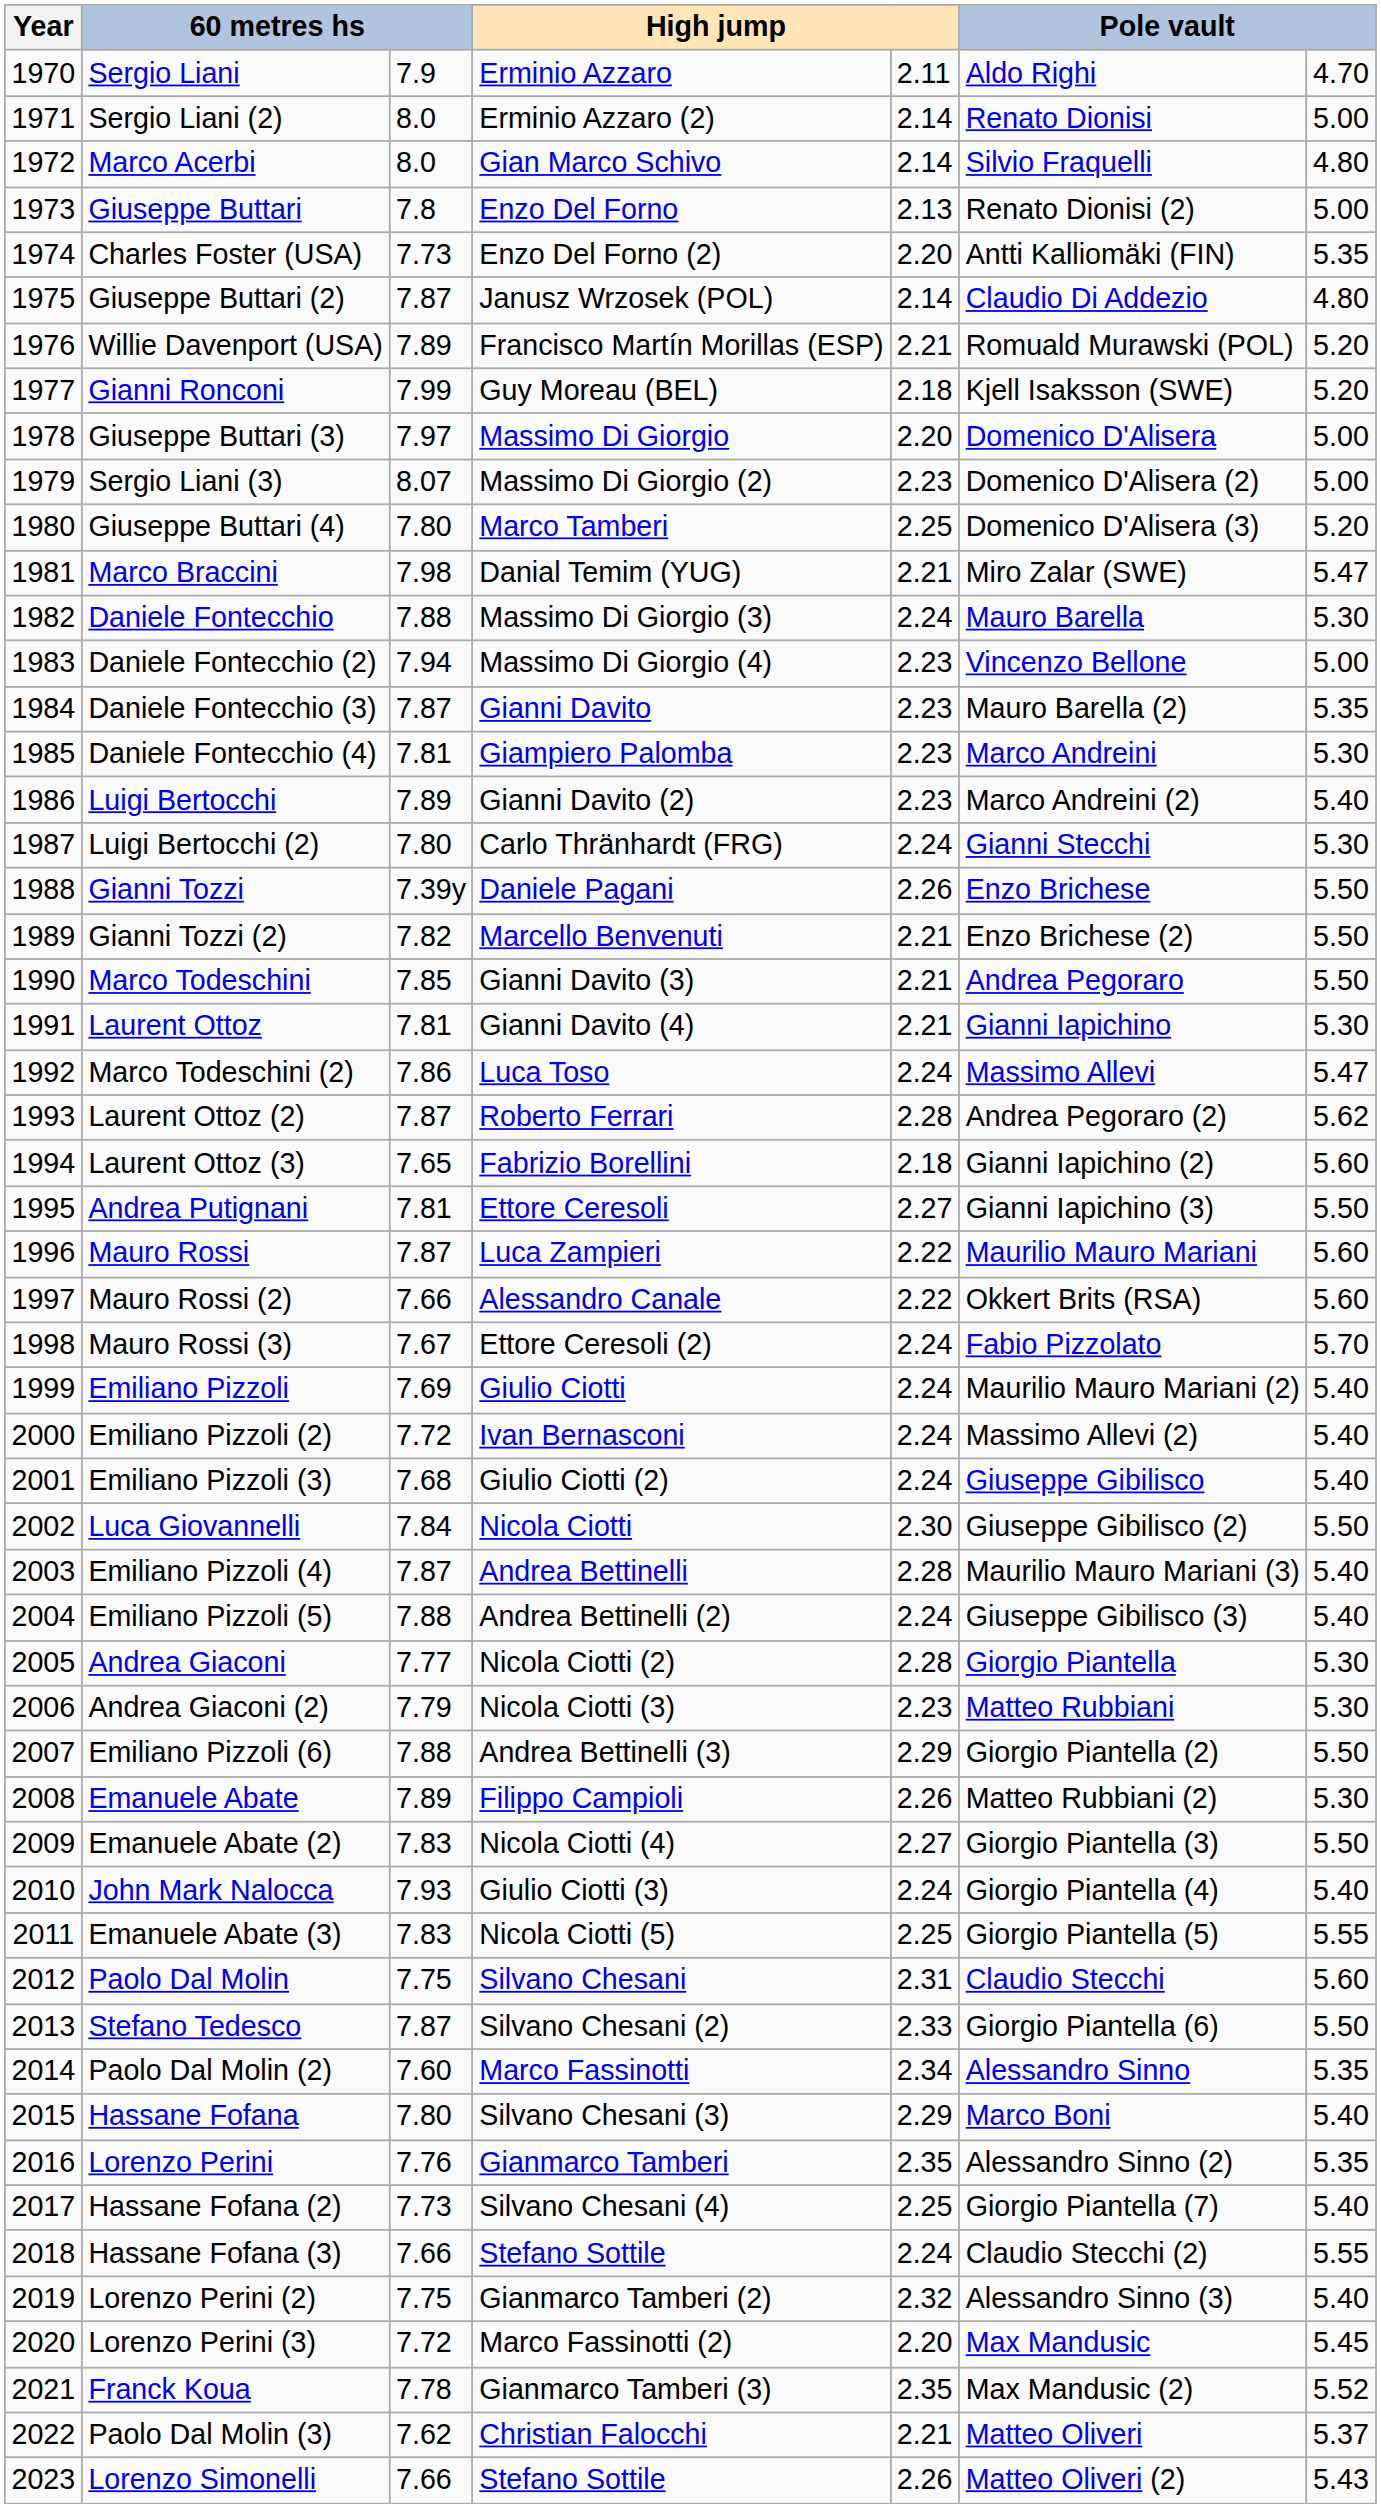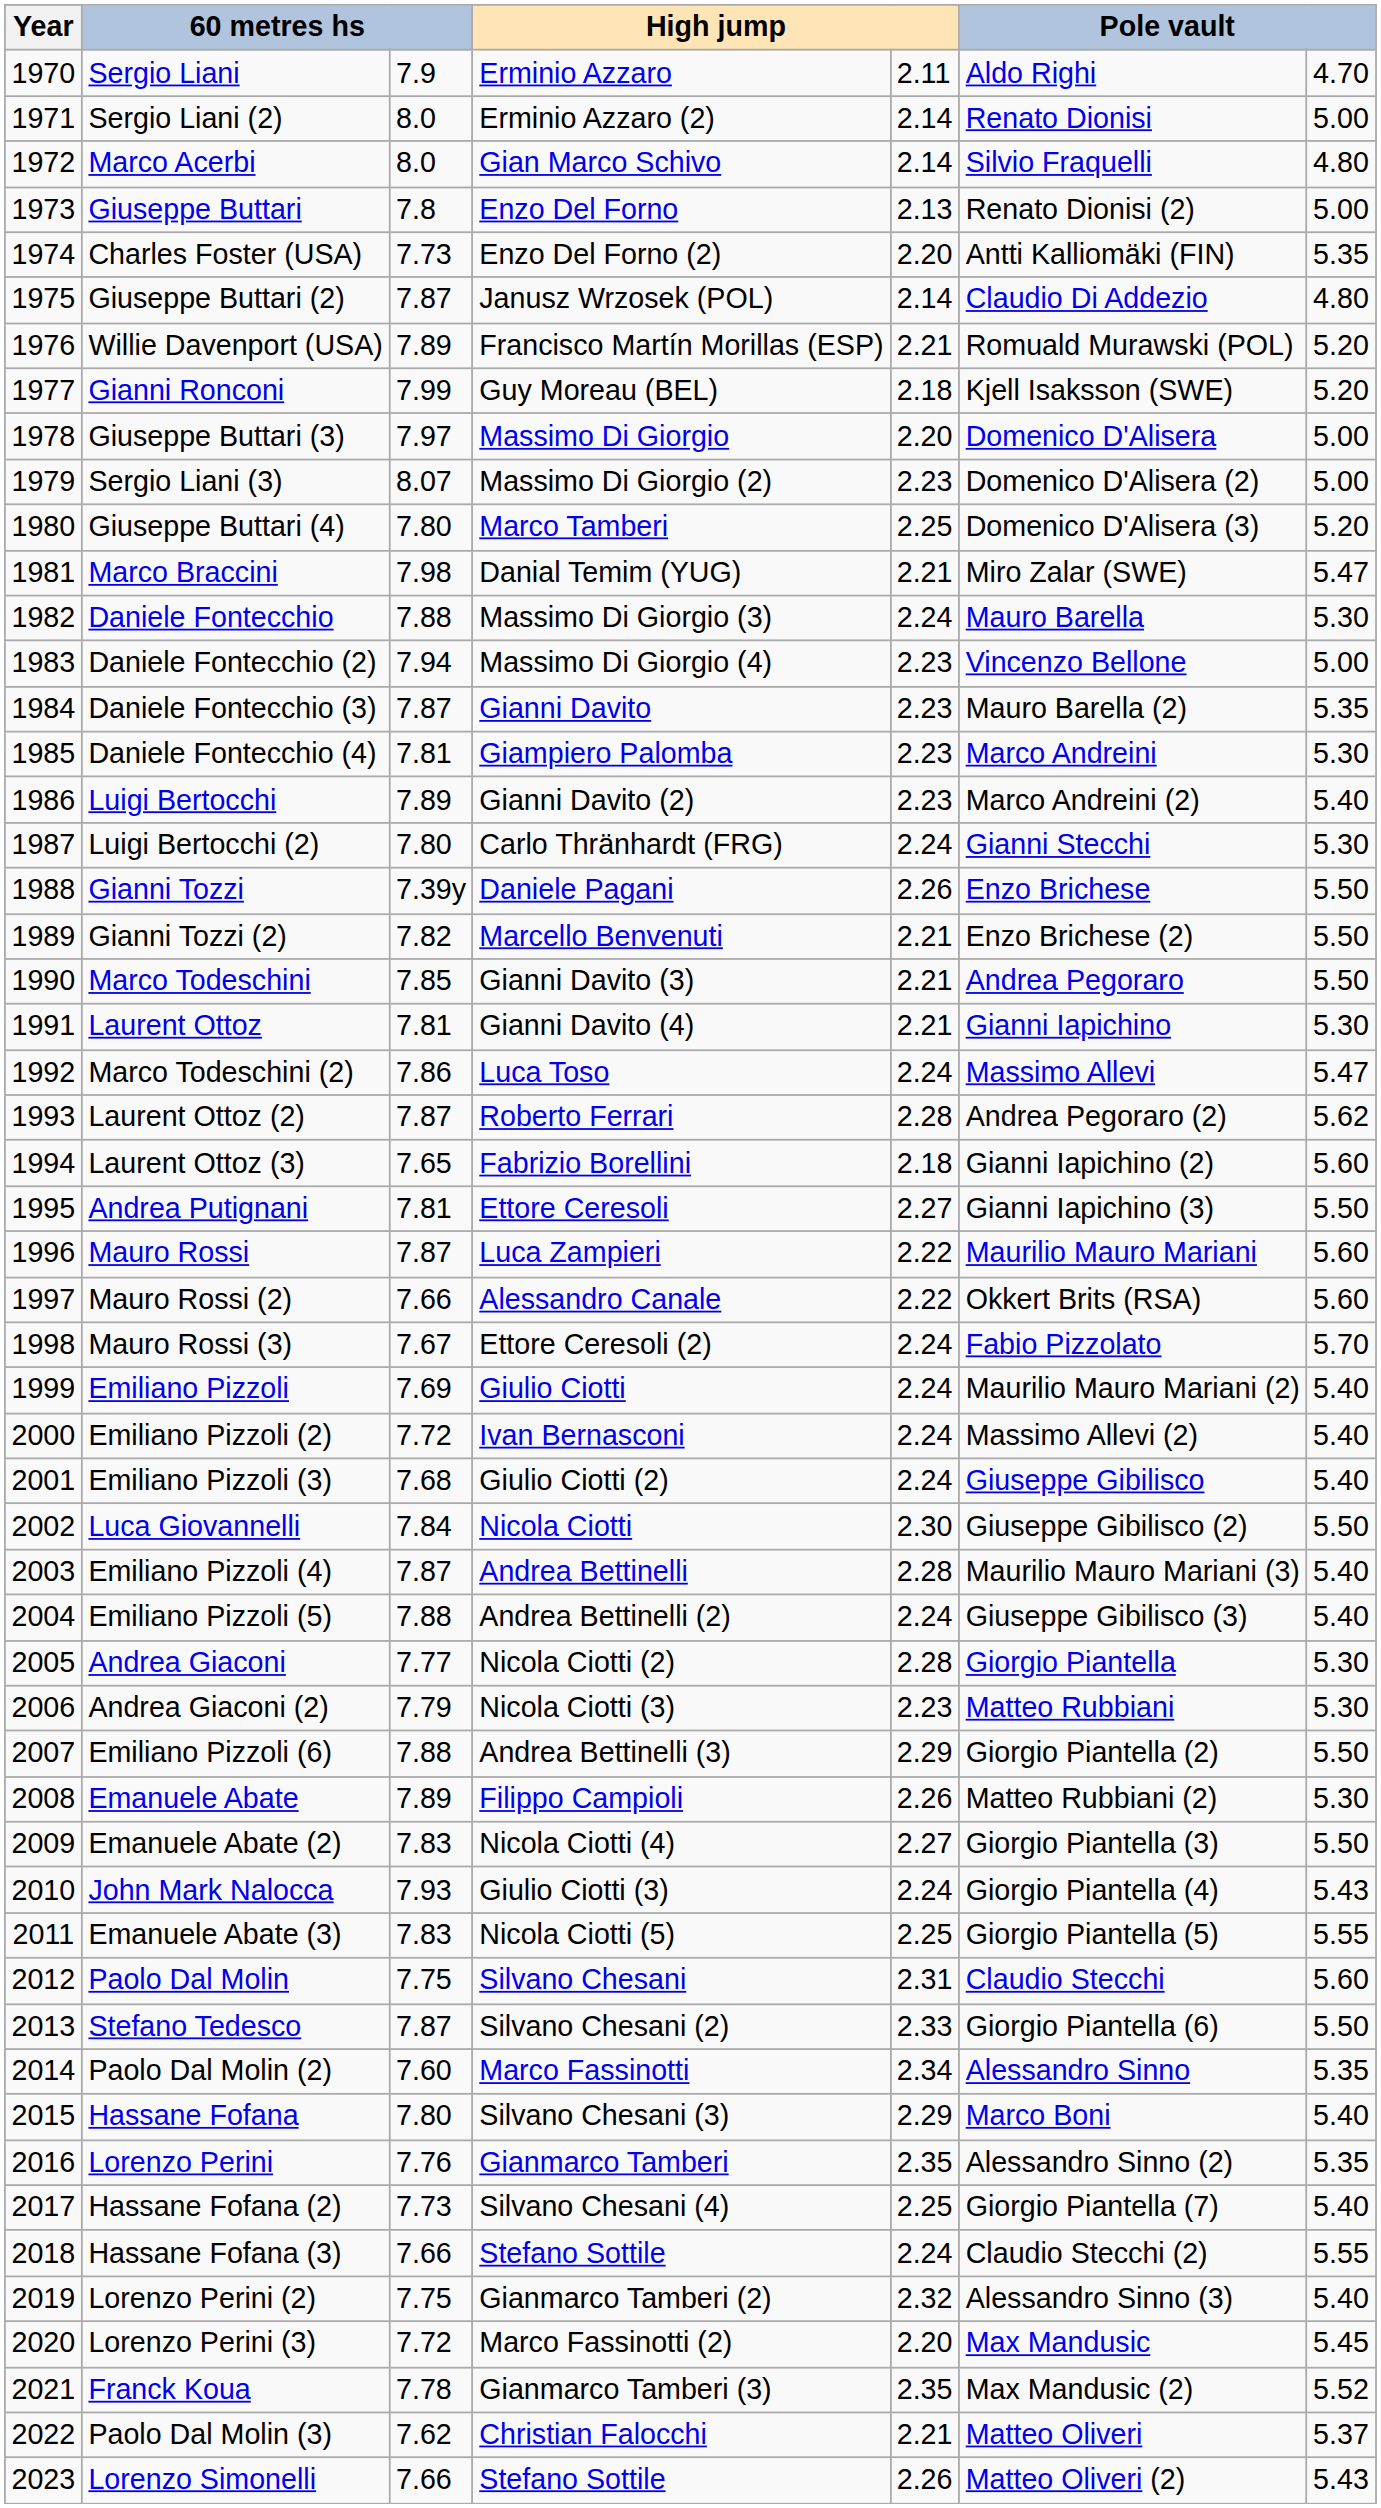(1341, 1889) 5.40 -> (1341, 1889) 5.43
